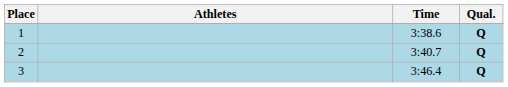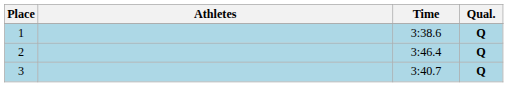(426, 52) 3:40.7 -> (426, 52) 3:46.4
(426, 71) 3:46.4 -> (426, 71) 3:40.7
